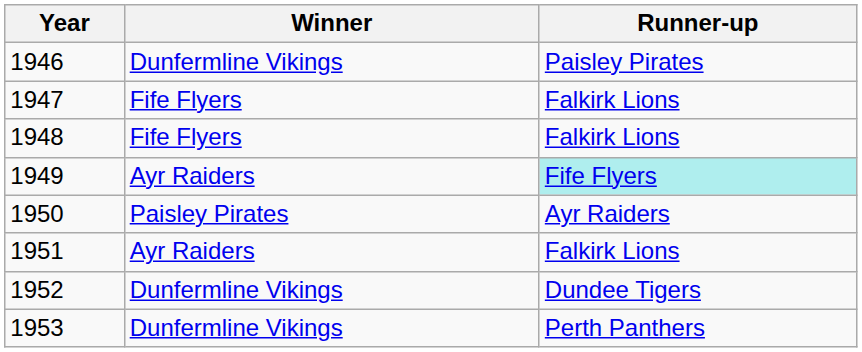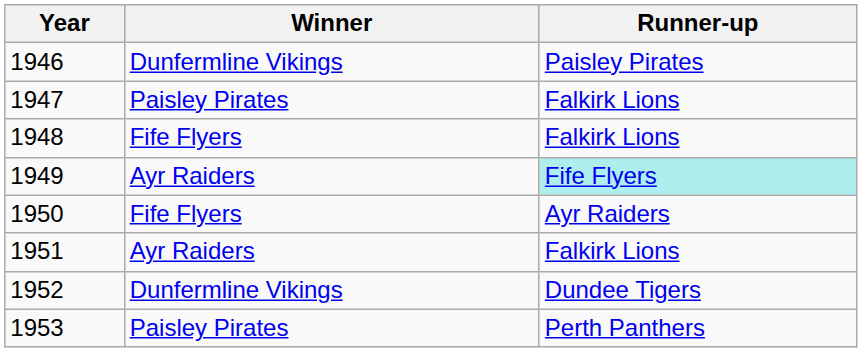(186, 99) Fife Flyers -> (209, 99) Paisley Pirates
(209, 213) Paisley Pirates -> (186, 213) Fife Flyers
(236, 328) Dunfermline Vikings -> (209, 328) Paisley Pirates
